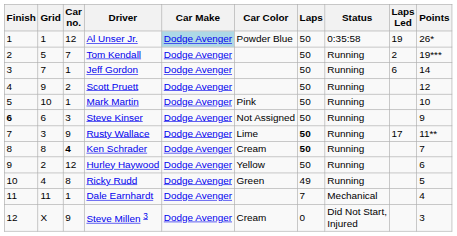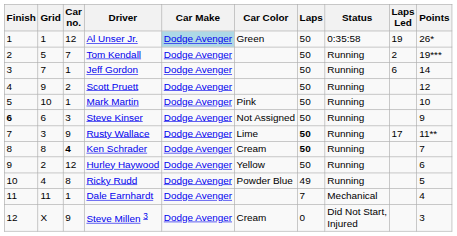(266, 39) Powder Blue -> (266, 39) Green
(266, 181) Green -> (266, 181) Powder Blue
